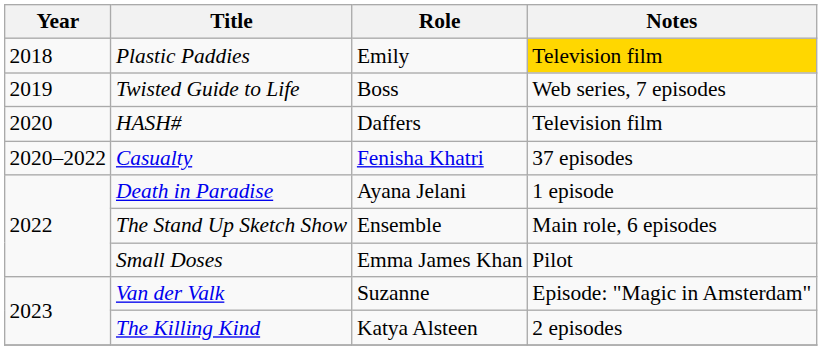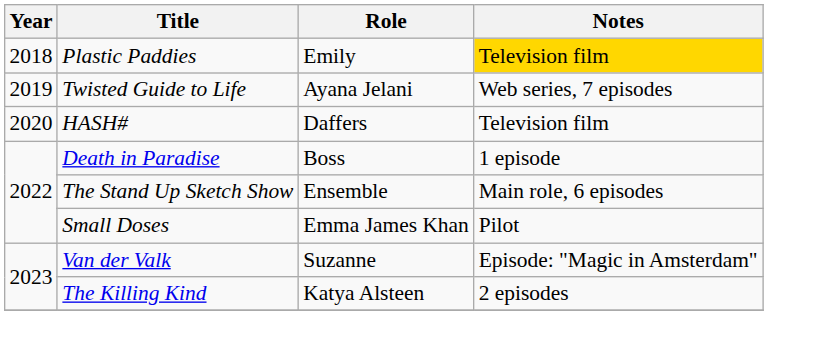(378, 89) Boss -> (358, 89) Ayana Jelani
- row: (154, 157)
(412, 191) Ayana Jelani -> (324, 157) Boss
